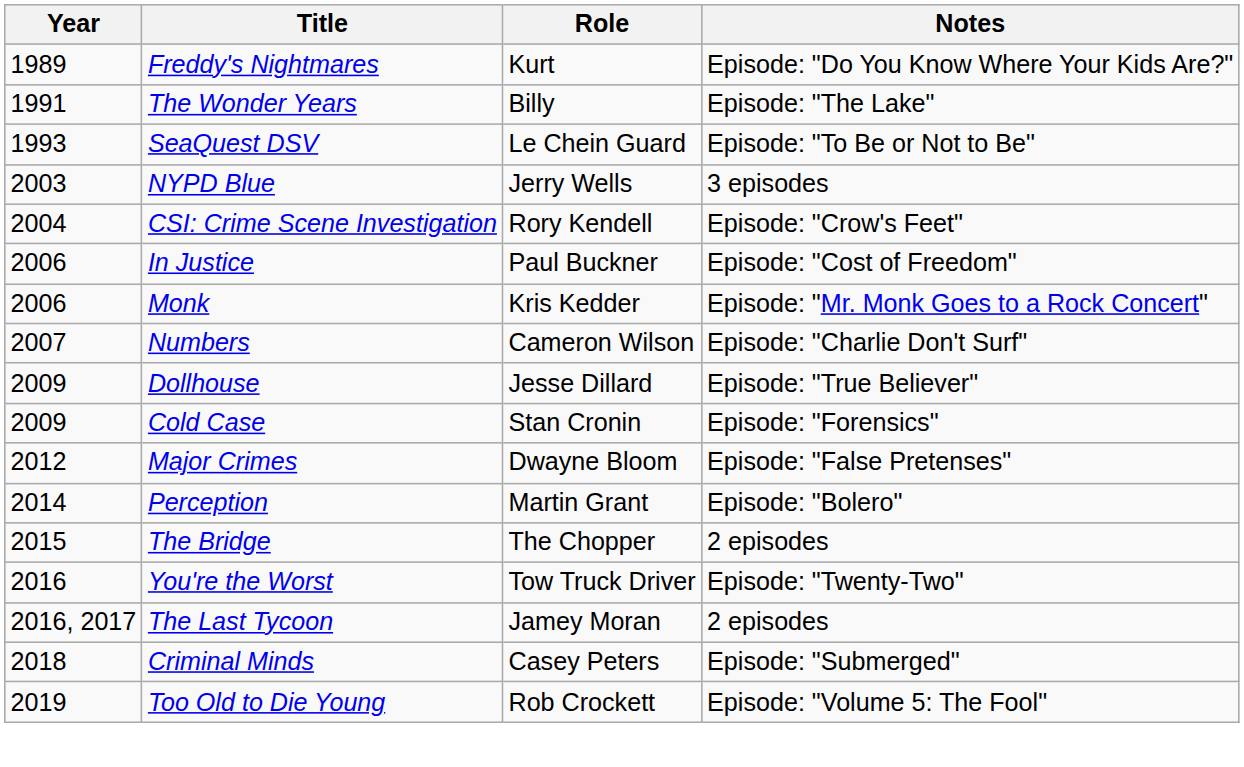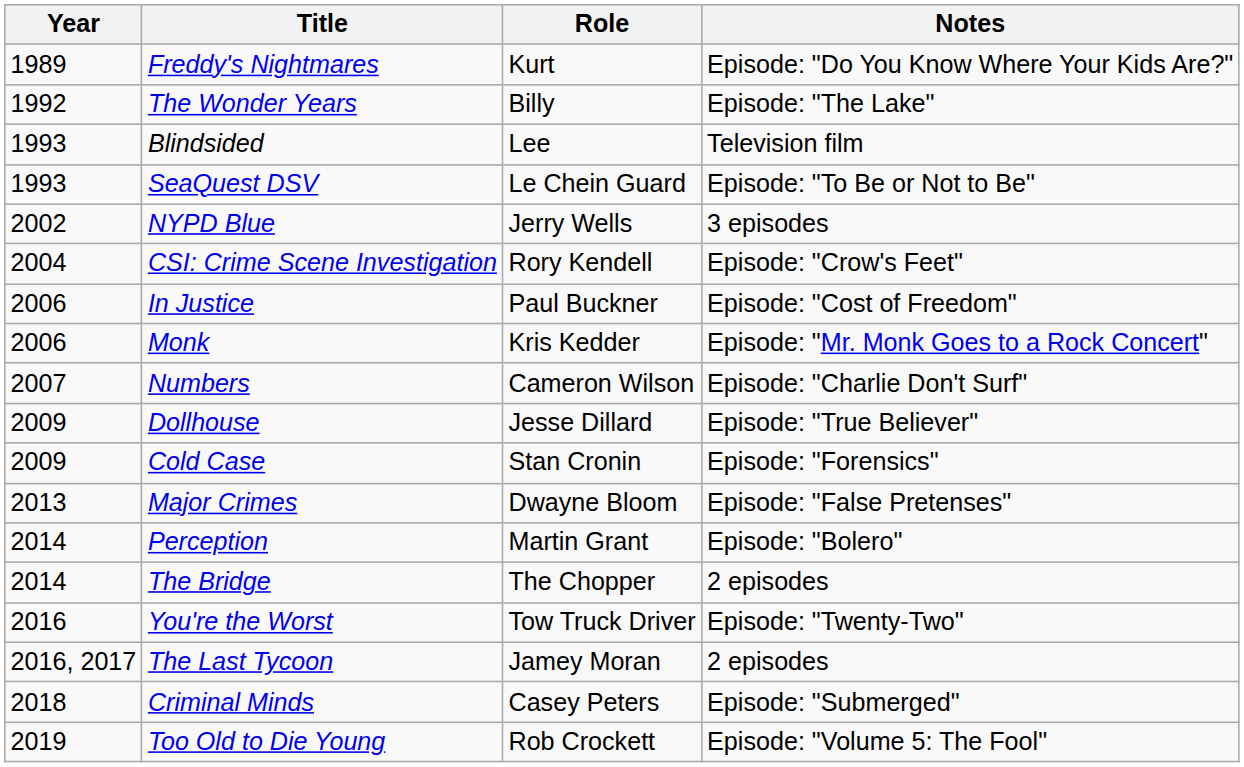(39, 104) 1991 -> (39, 104) 1992
+ row: (206, 143)
(39, 183) 2003 -> (39, 223) 2002
(39, 462) 2012 -> (39, 502) 2013
(39, 542) 2015 -> (39, 582) 2014
